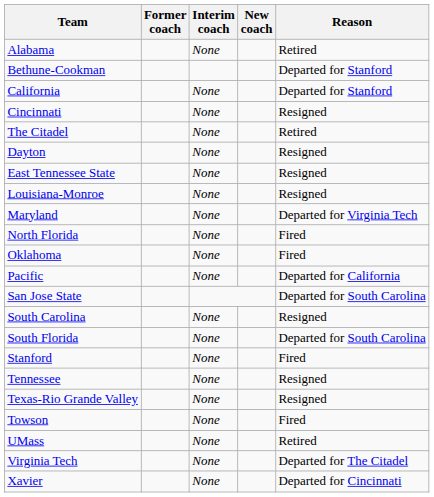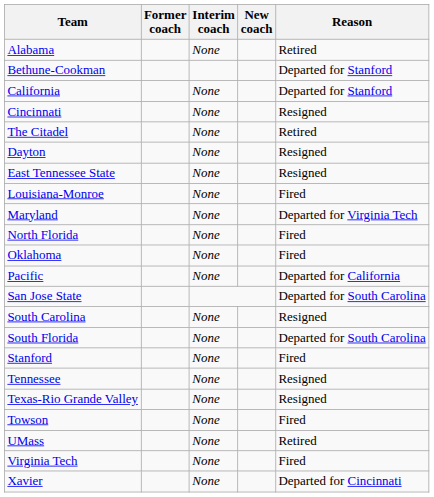(303, 193) Resigned -> (292, 193) Fired
(343, 460) Departed for The Citadel -> (292, 460) Fired
